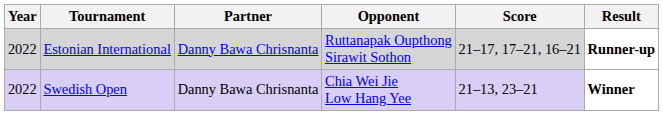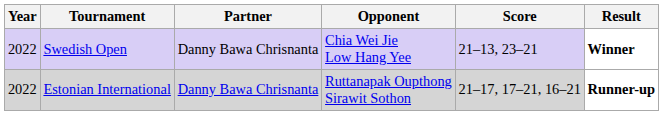rows swapped: (107, 49) <-> (85, 89)
